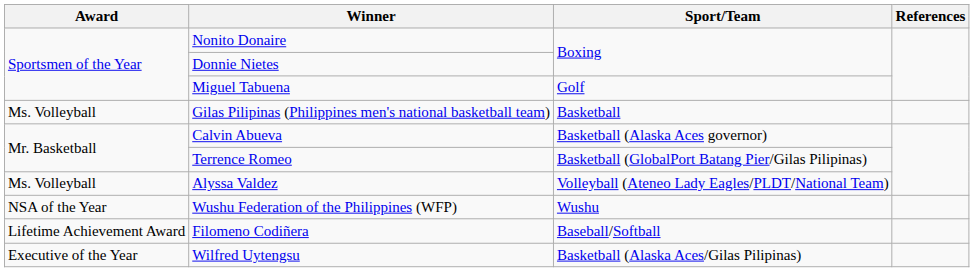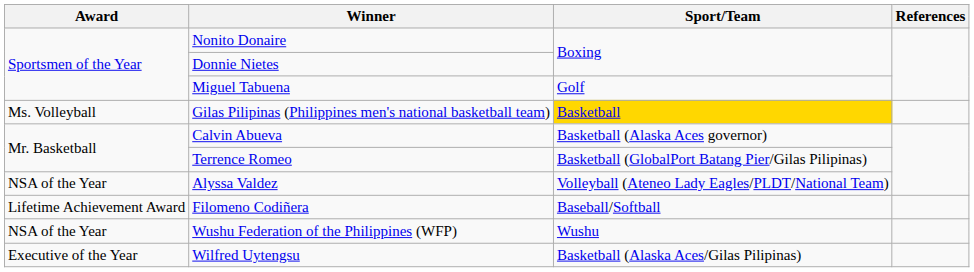(589, 111) no background -> (589, 111) gold background
(52, 183) Ms. Volleyball -> (57, 183) NSA of the Year
rows swapped: (325, 207) <-> (251, 231)
